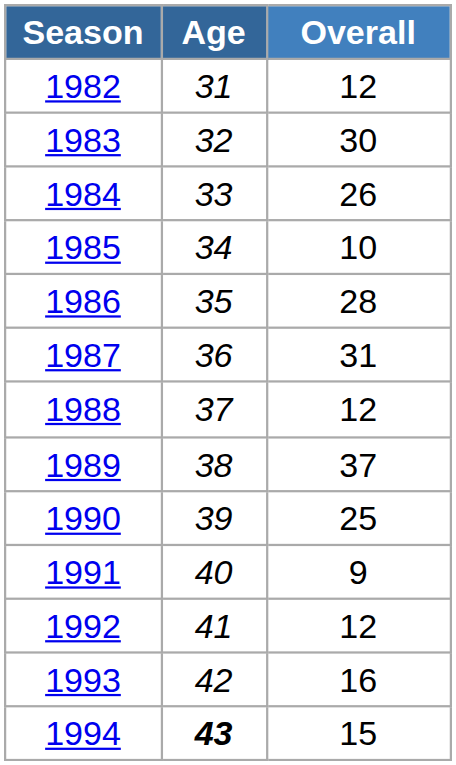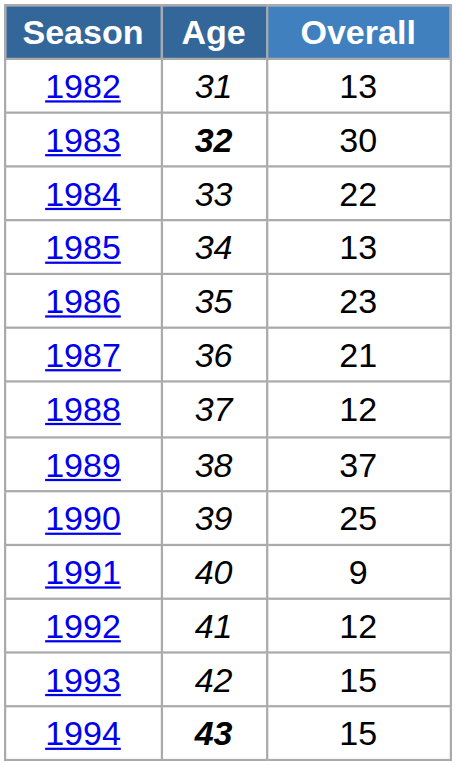(358, 86) 12 -> (358, 86) 13
(214, 140) normal -> (214, 140) bold
(358, 194) 26 -> (358, 194) 22
(358, 248) 10 -> (358, 248) 13
(358, 302) 28 -> (358, 302) 23
(358, 356) 31 -> (358, 356) 21
(358, 679) 16 -> (358, 679) 15
